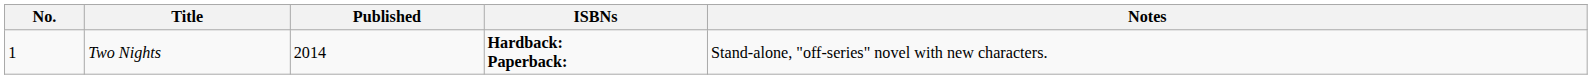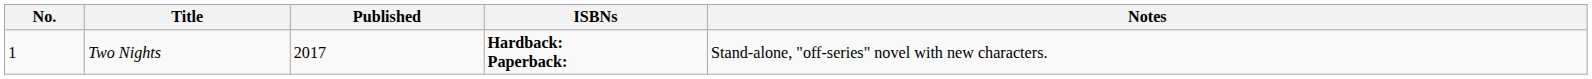(310, 52) 2014 -> (310, 52) 2017
